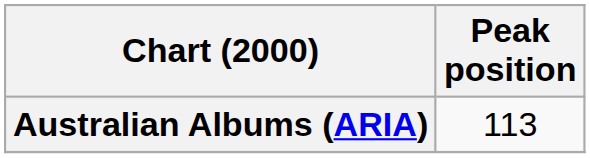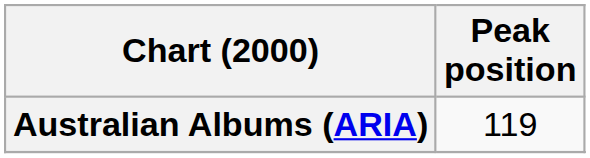(510, 123) 113 -> (510, 123) 119
